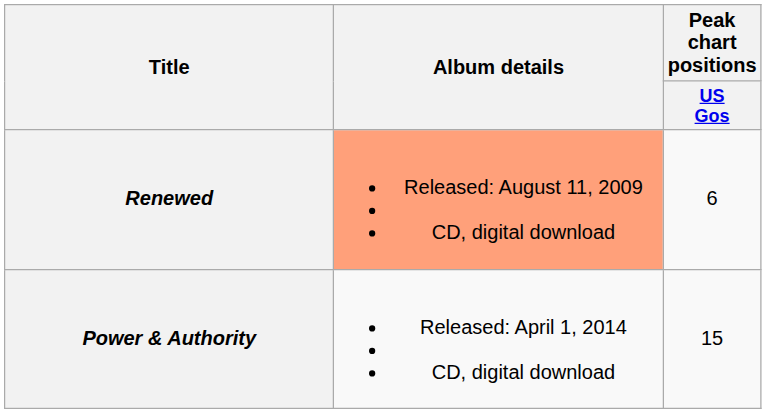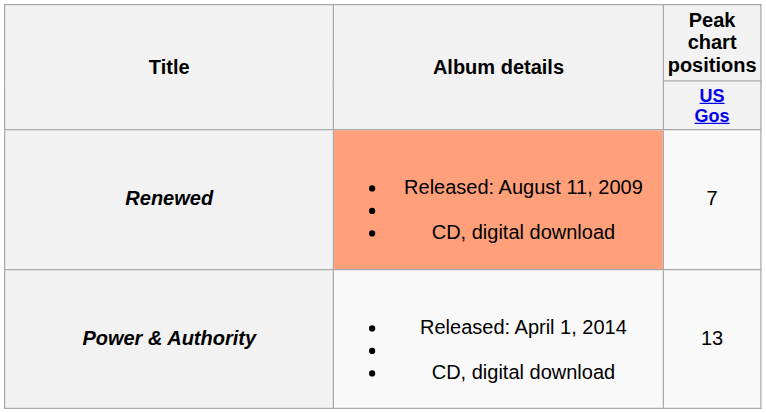(712, 199) 6 -> (712, 199) 7
(712, 338) 15 -> (712, 338) 13
